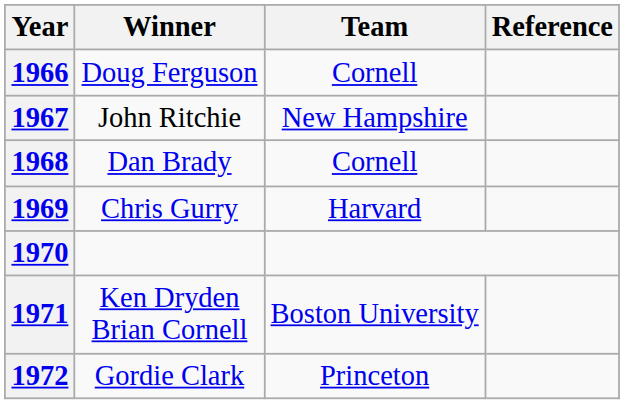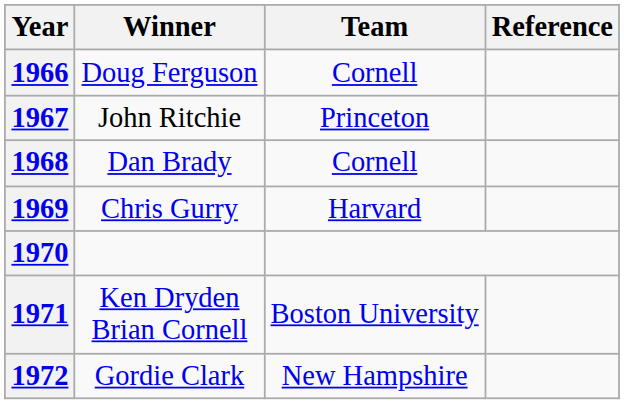(375, 117) New Hampshire -> (375, 117) Princeton
(375, 375) Princeton -> (375, 375) New Hampshire
